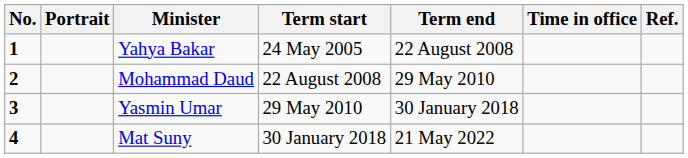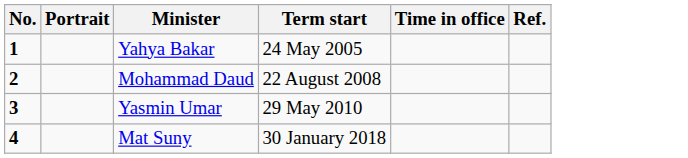- column: (457, 19)
